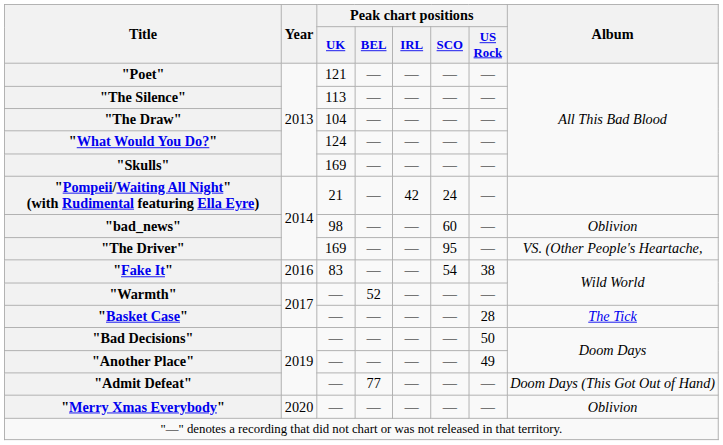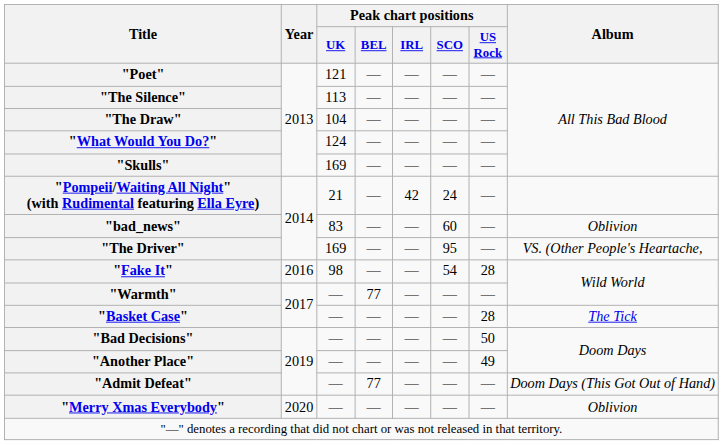(336, 226) 98 -> (336, 226) 83
(336, 271) 83 -> (336, 271) 98
(488, 271) 38 -> (488, 271) 28
(374, 293) 52 -> (374, 293) 77
